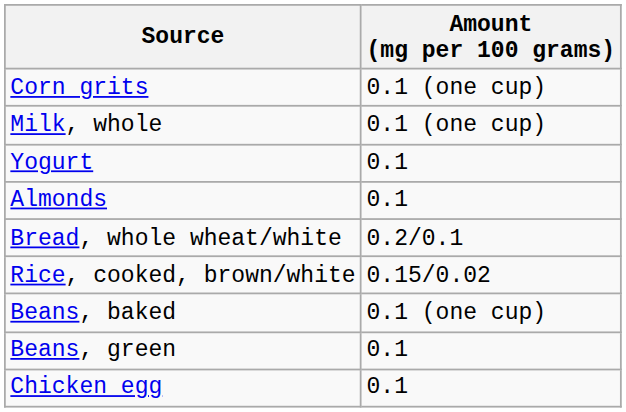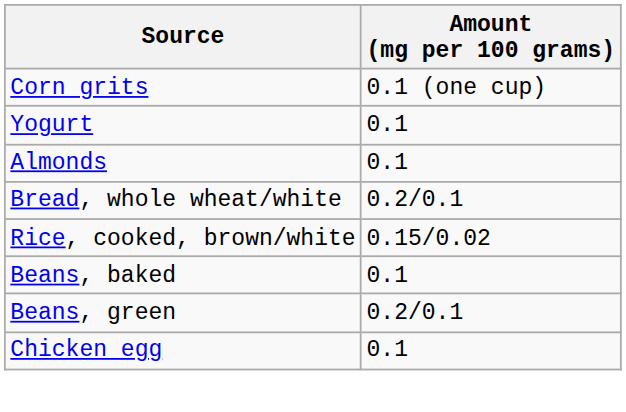- row: (86, 125)
(456, 313) 0.1 (one cup) -> (387, 275) 0.1
(387, 350) 0.1 -> (415, 313) 0.2/0.1
